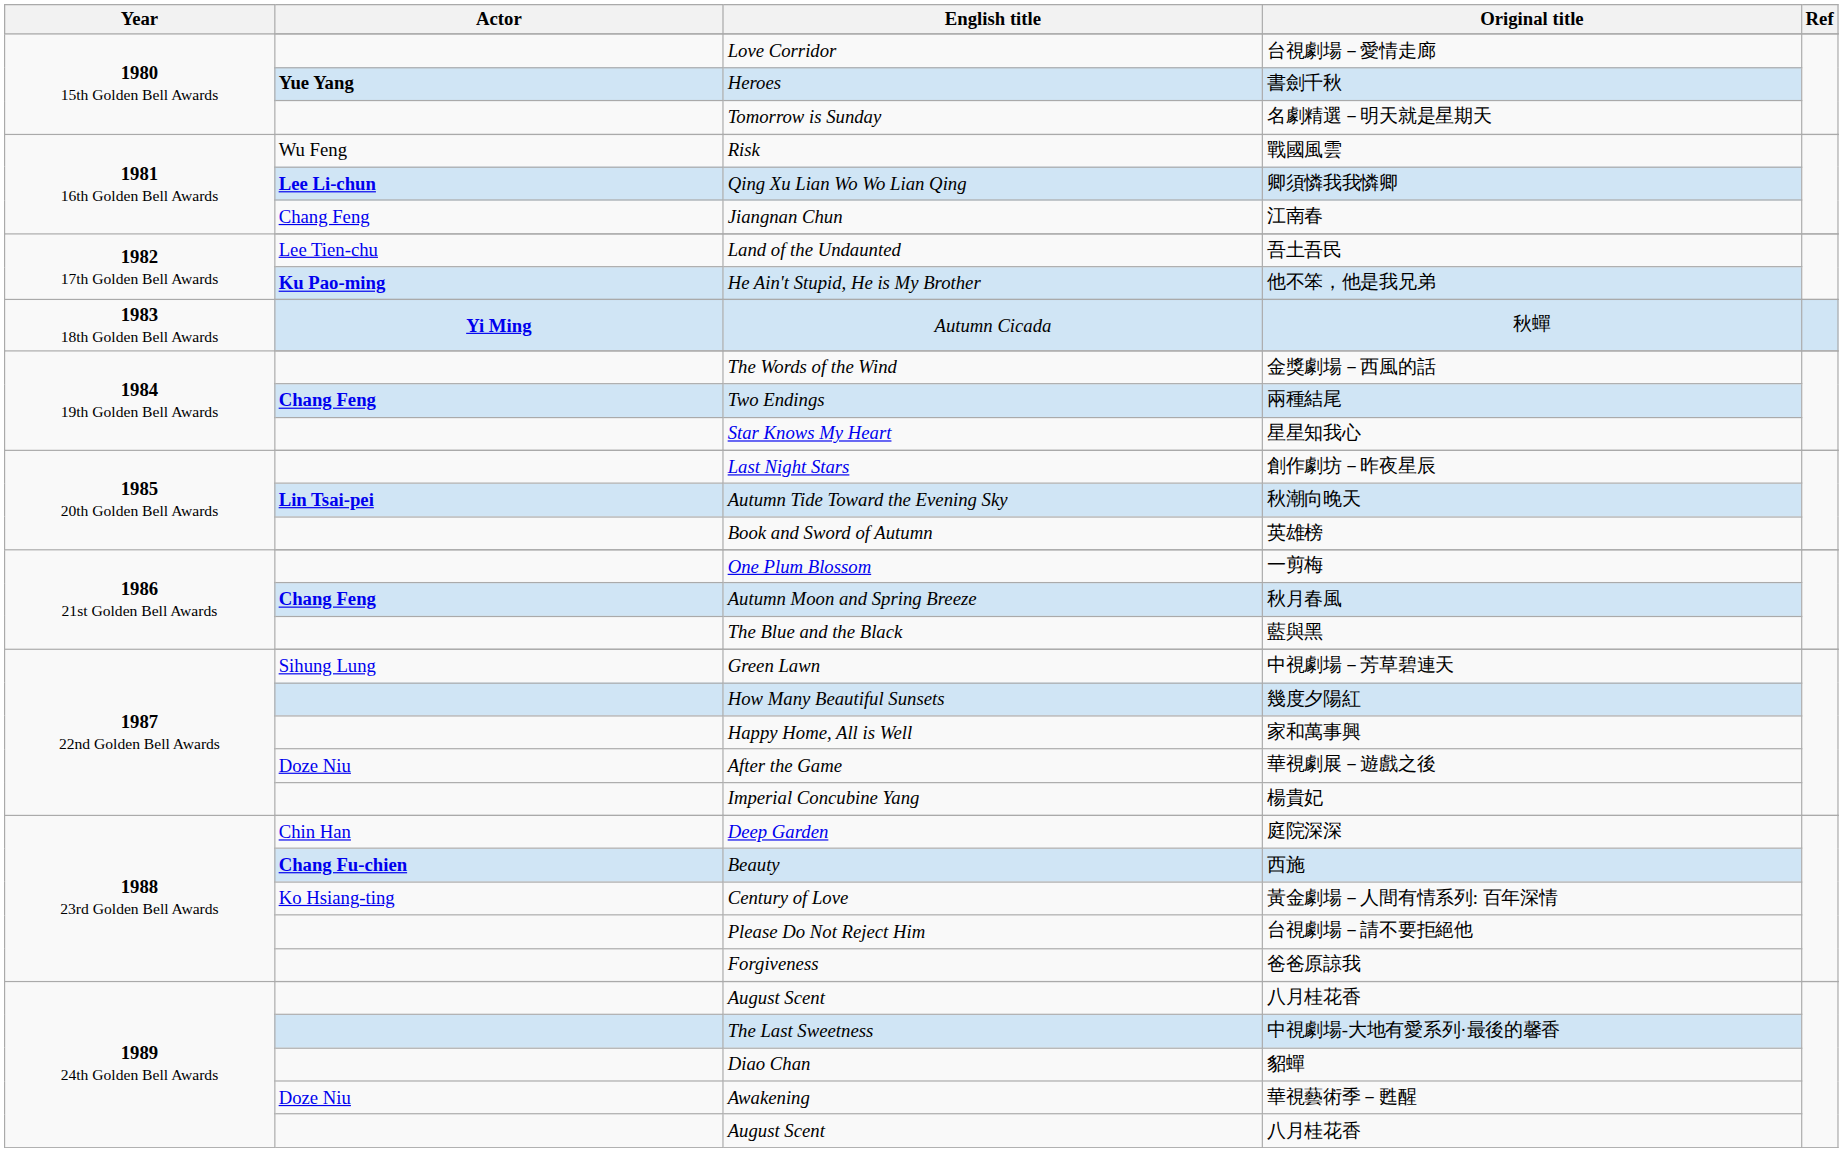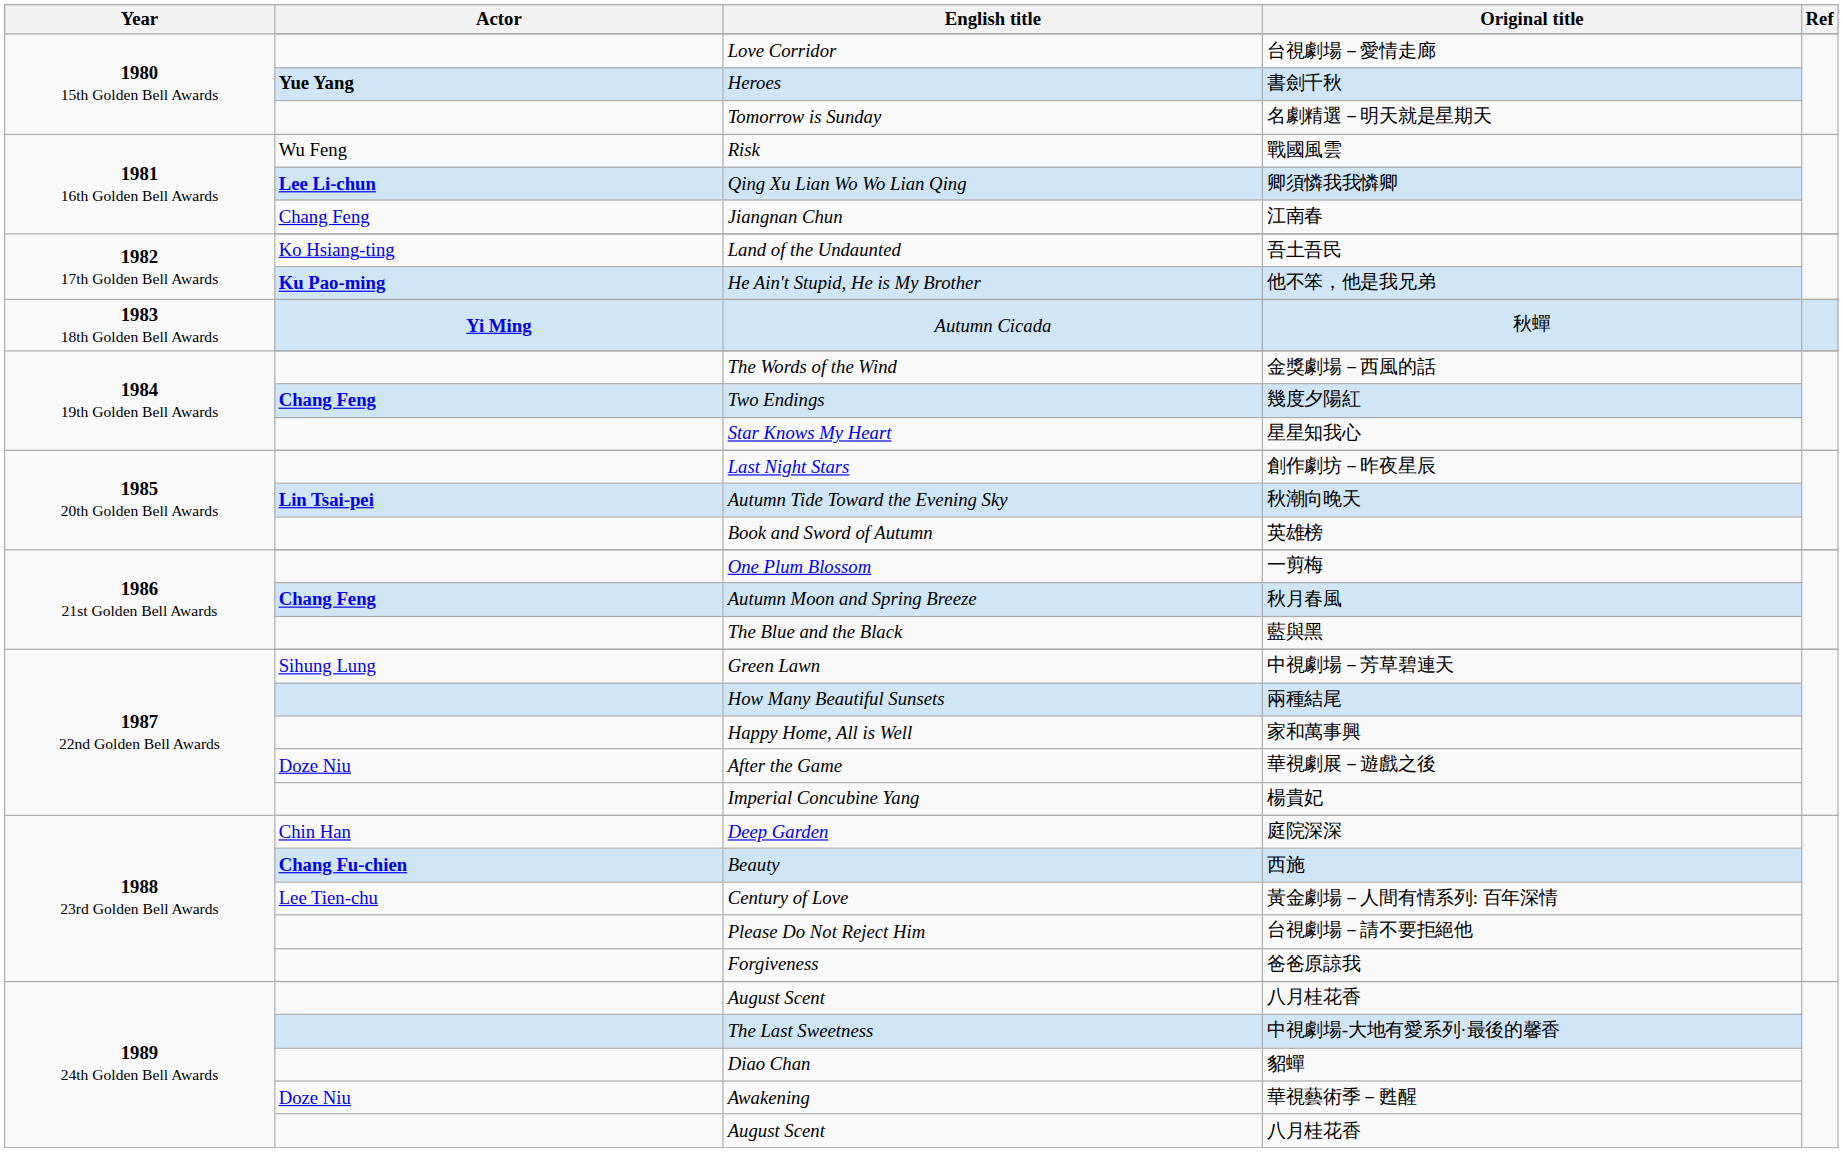(328, 249) Lee Tien-chu -> (337, 249) Ko Hsiang-ting
(1304, 399) 兩種結尾 -> (1314, 399) 幾度夕陽紅
(1314, 698) 幾度夕陽紅 -> (1304, 698) 兩種結尾
(337, 898) Ko Hsiang-ting -> (328, 898) Lee Tien-chu
